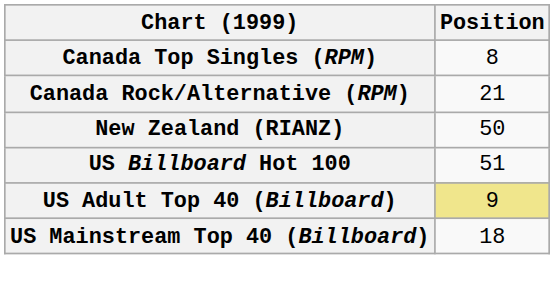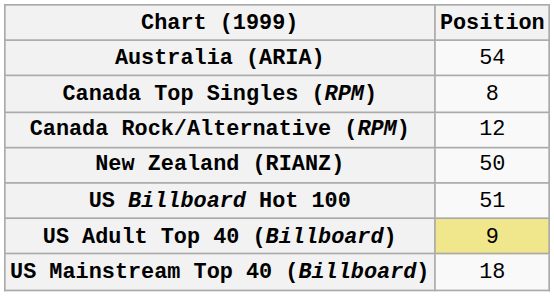+ row: (220, 58)
(492, 94) 21 -> (492, 129) 12
